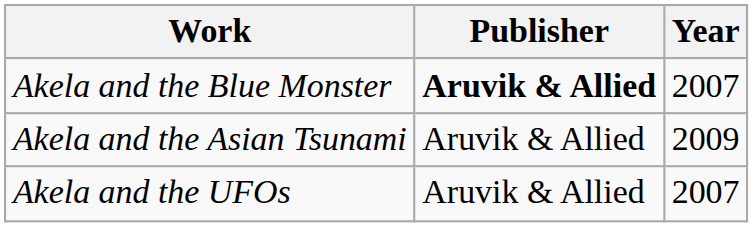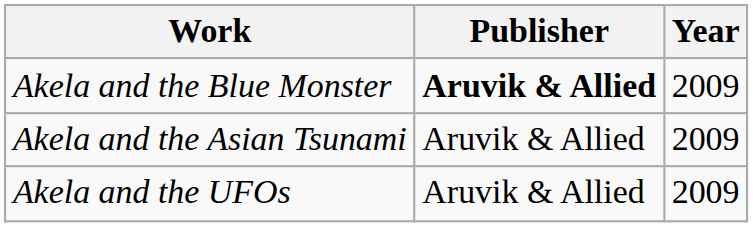(706, 85) 2007 -> (706, 85) 2009
(706, 192) 2007 -> (706, 192) 2009
